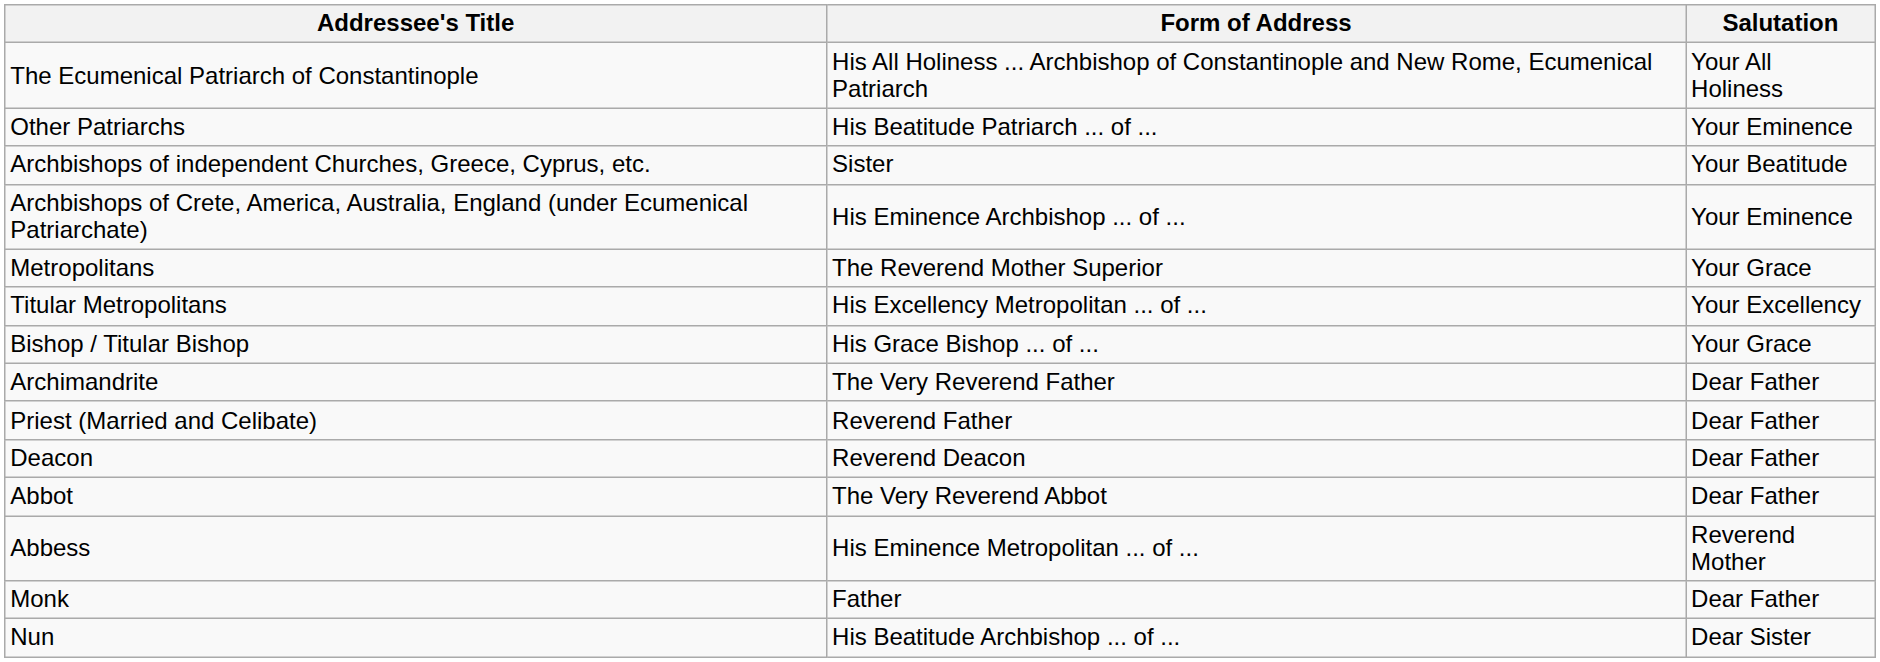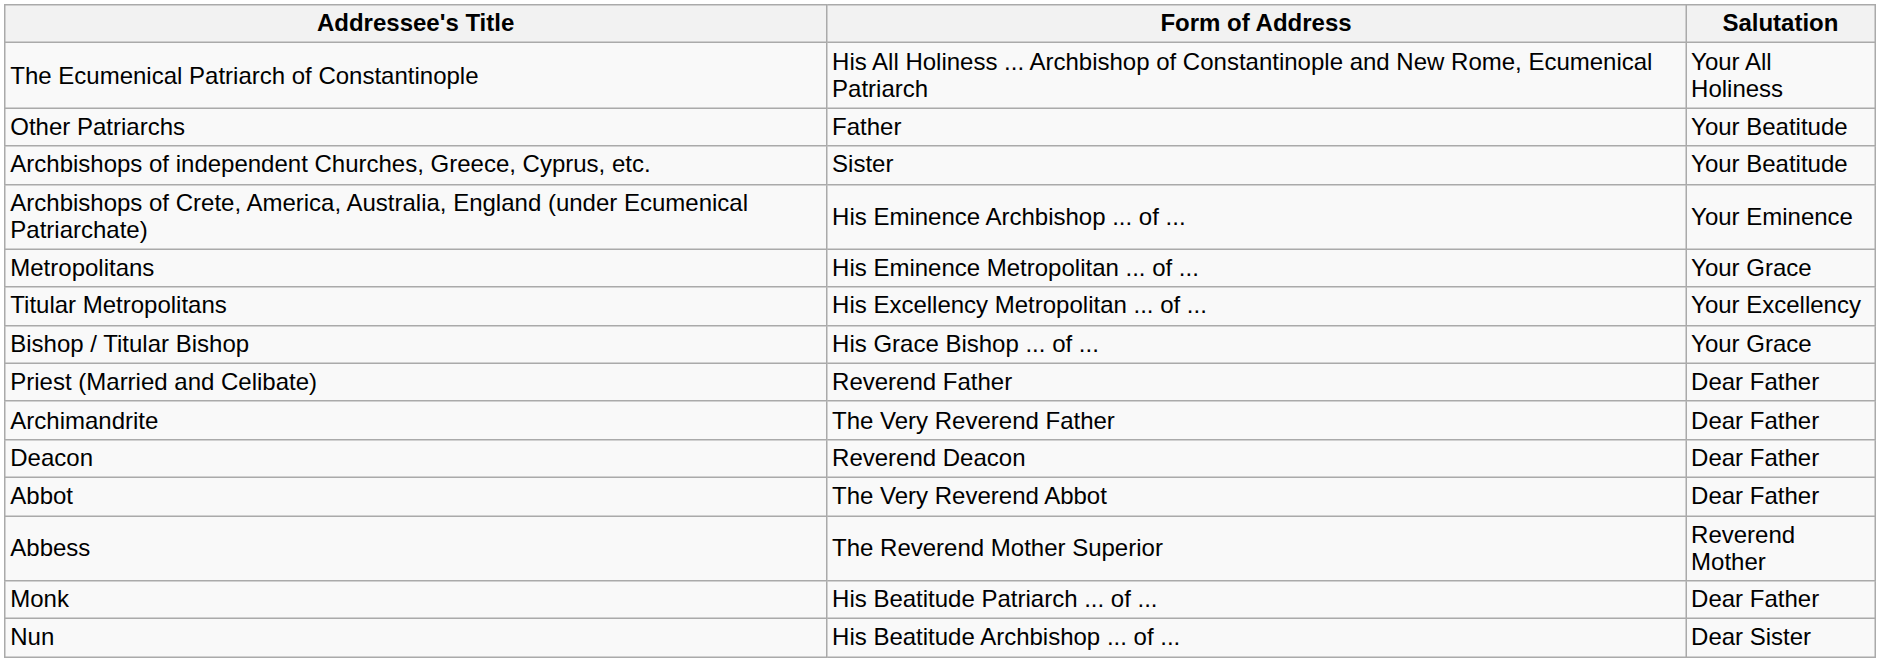(995, 126) His Beatitude Patriarch ... of ... -> (867, 126) Father
(1772, 126) Your Eminence -> (1769, 126) Your Beatitude
(997, 267) The Reverend Mother Superior -> (1015, 267) His Eminence Metropolitan ... of ...
rows swapped: (84, 382) <-> (164, 420)
(1015, 547) His Eminence Metropolitan ... of ... -> (997, 547) The Reverend Mother Superior
(867, 599) Father -> (995, 599) His Beatitude Patriarch ... of ...
